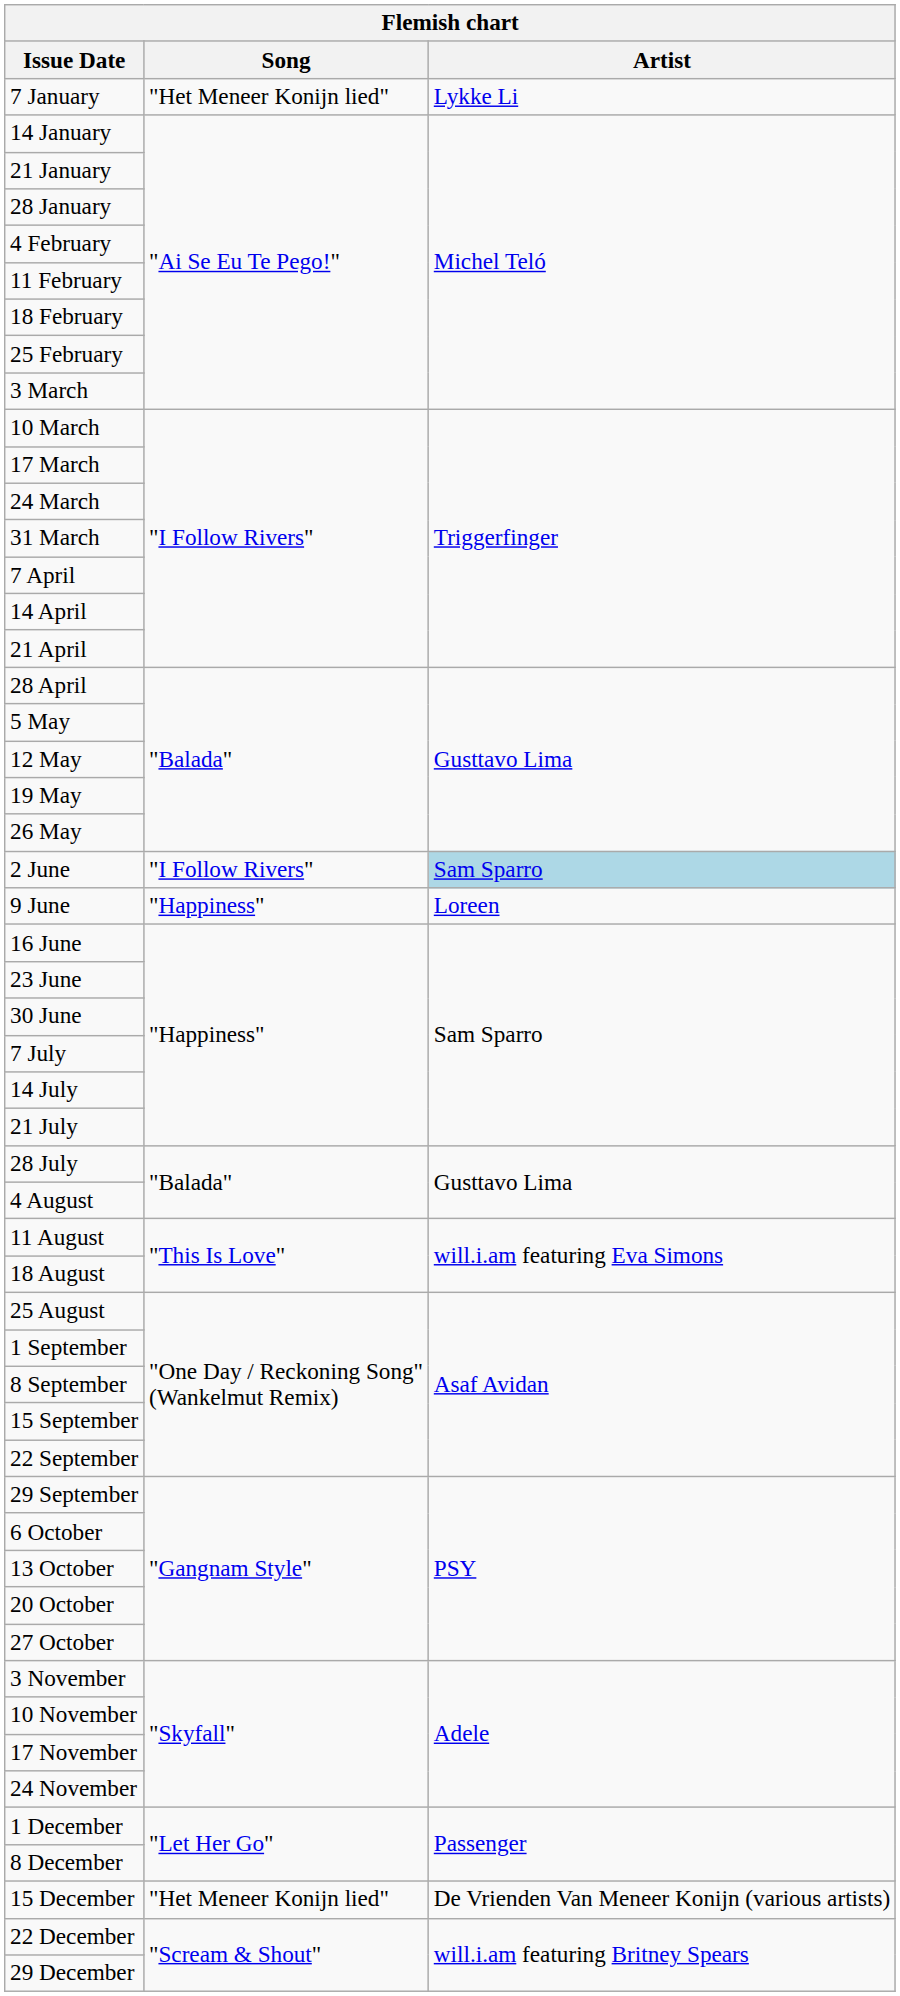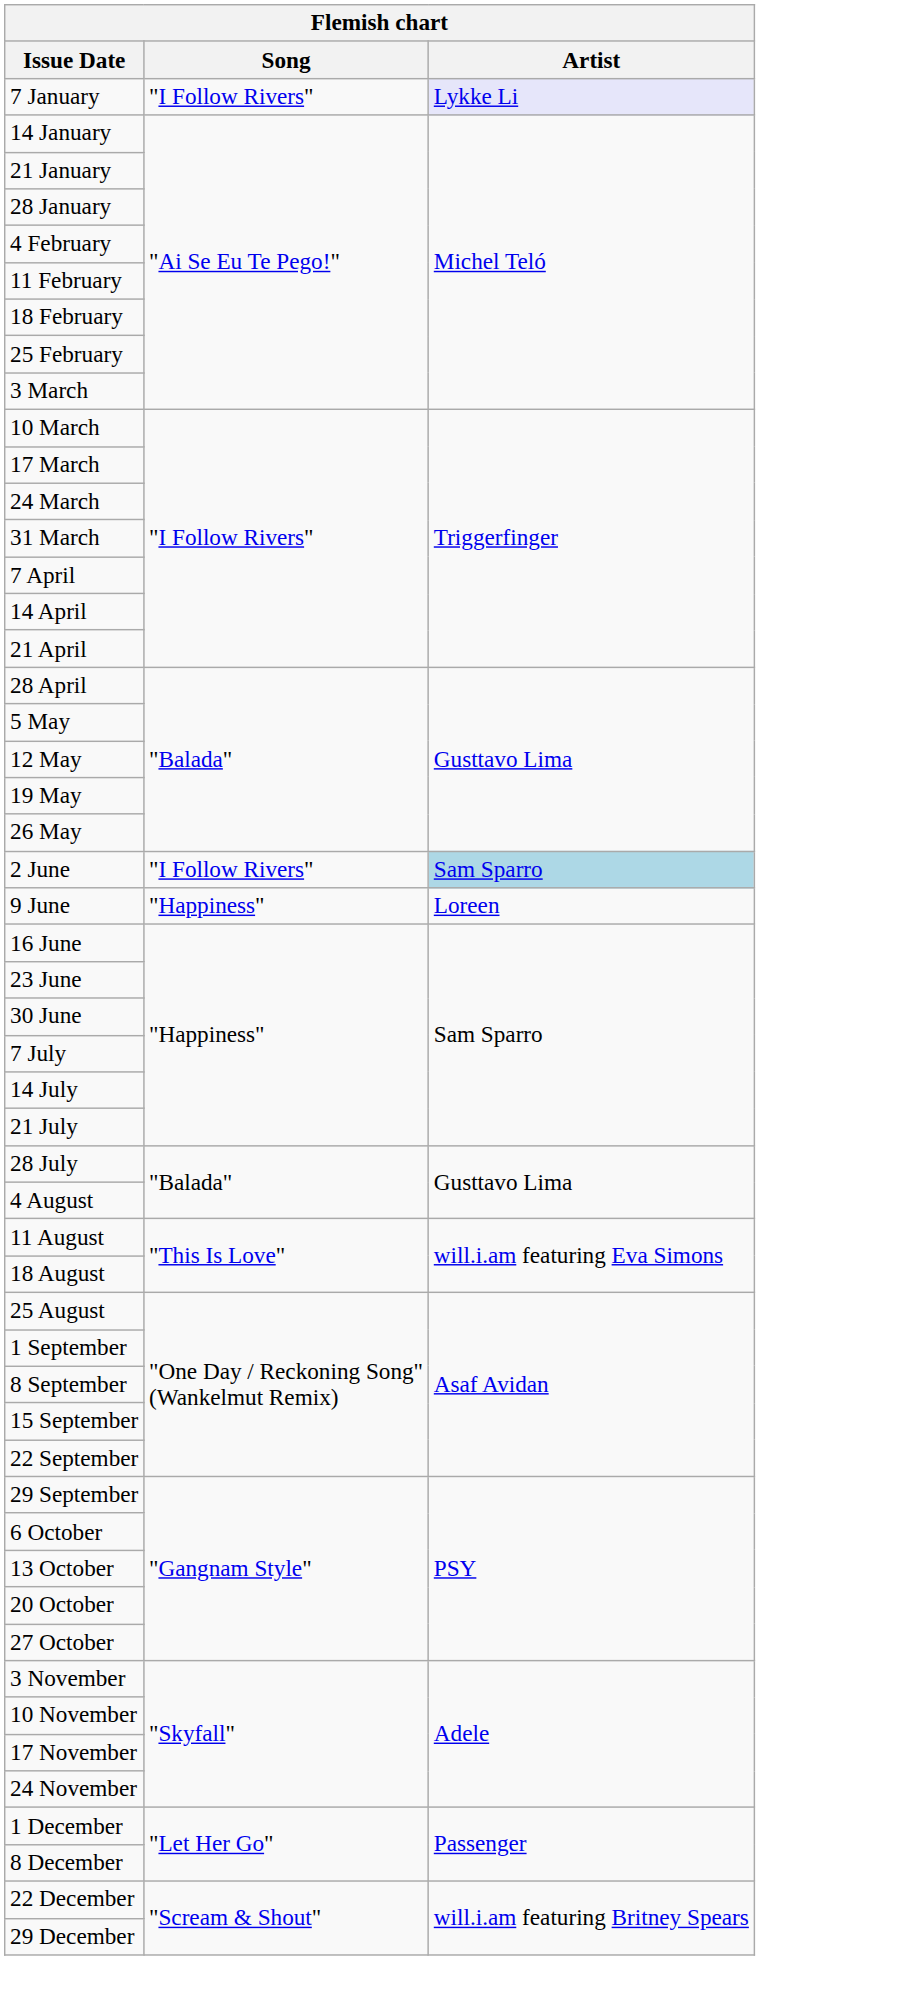(269, 96) "Het Meneer Konijn lied" -> (231, 96) "I Follow Rivers"
(476, 96) no background -> (476, 96) lavender background
- row: (72, 1899)
